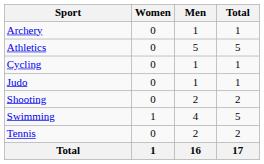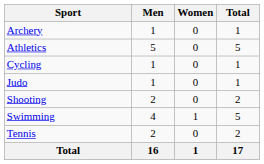columns swapped: (195, 13) <-> (153, 13)
